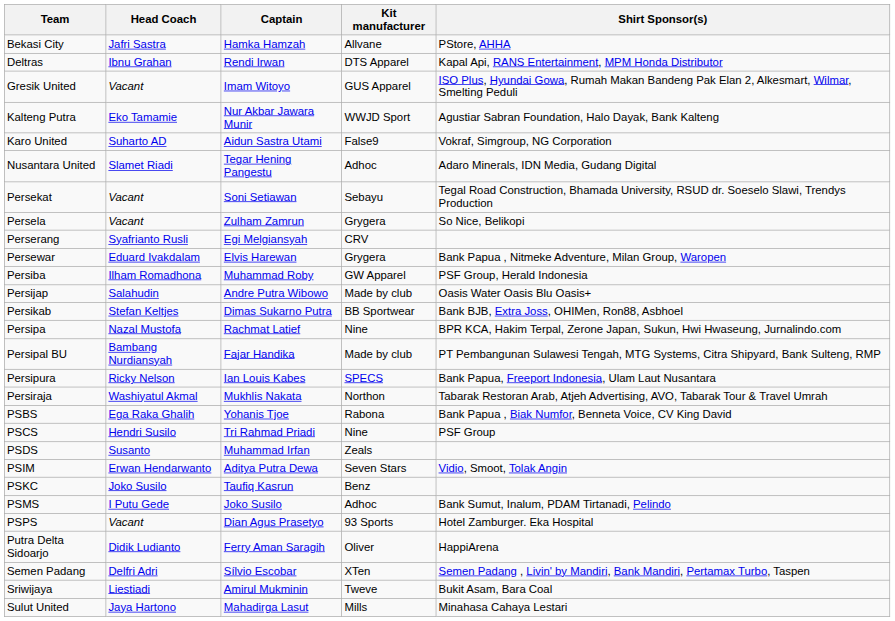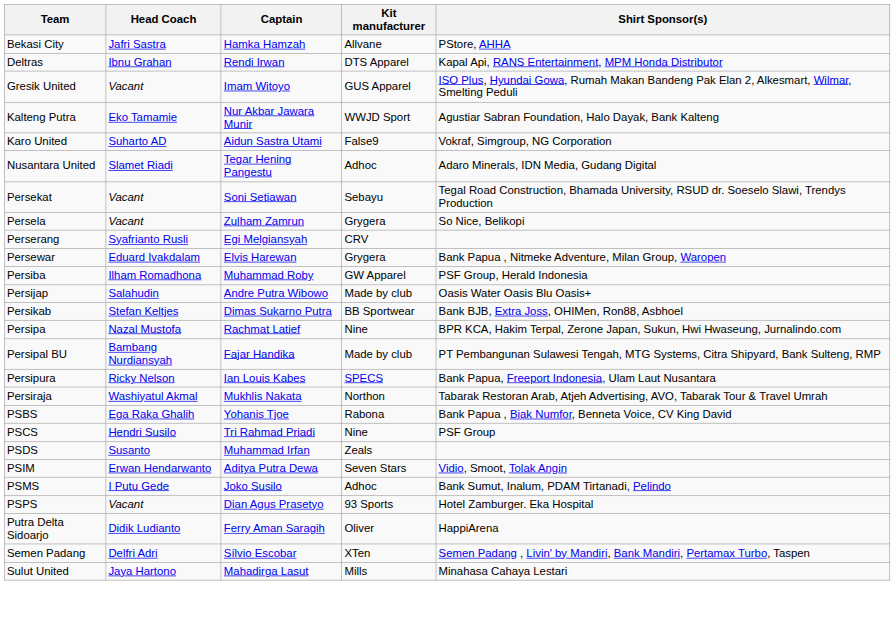- row: (22, 486)
- row: (30, 589)
